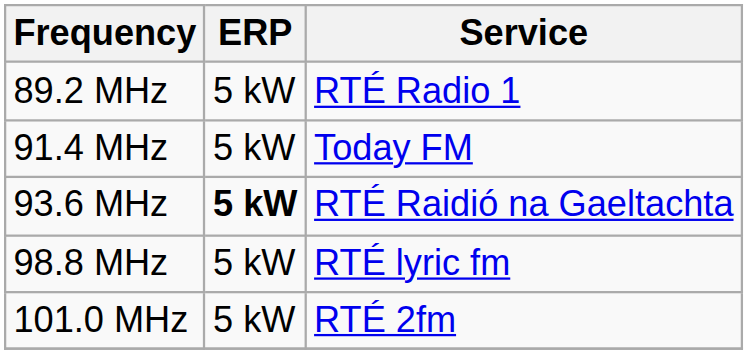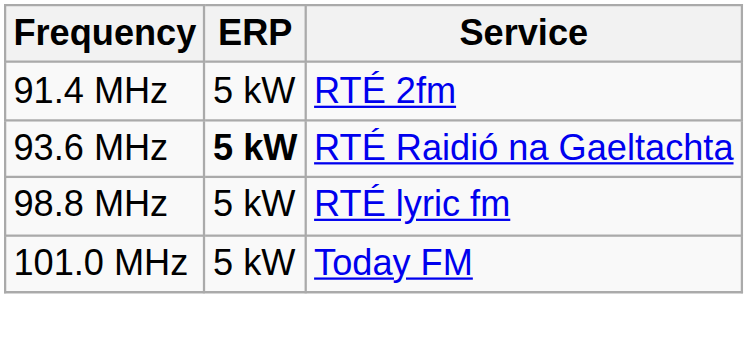- row: (91, 90)
(393, 147) Today FM -> (385, 90) RTÉ 2fm
(385, 319) RTÉ 2fm -> (393, 262) Today FM
